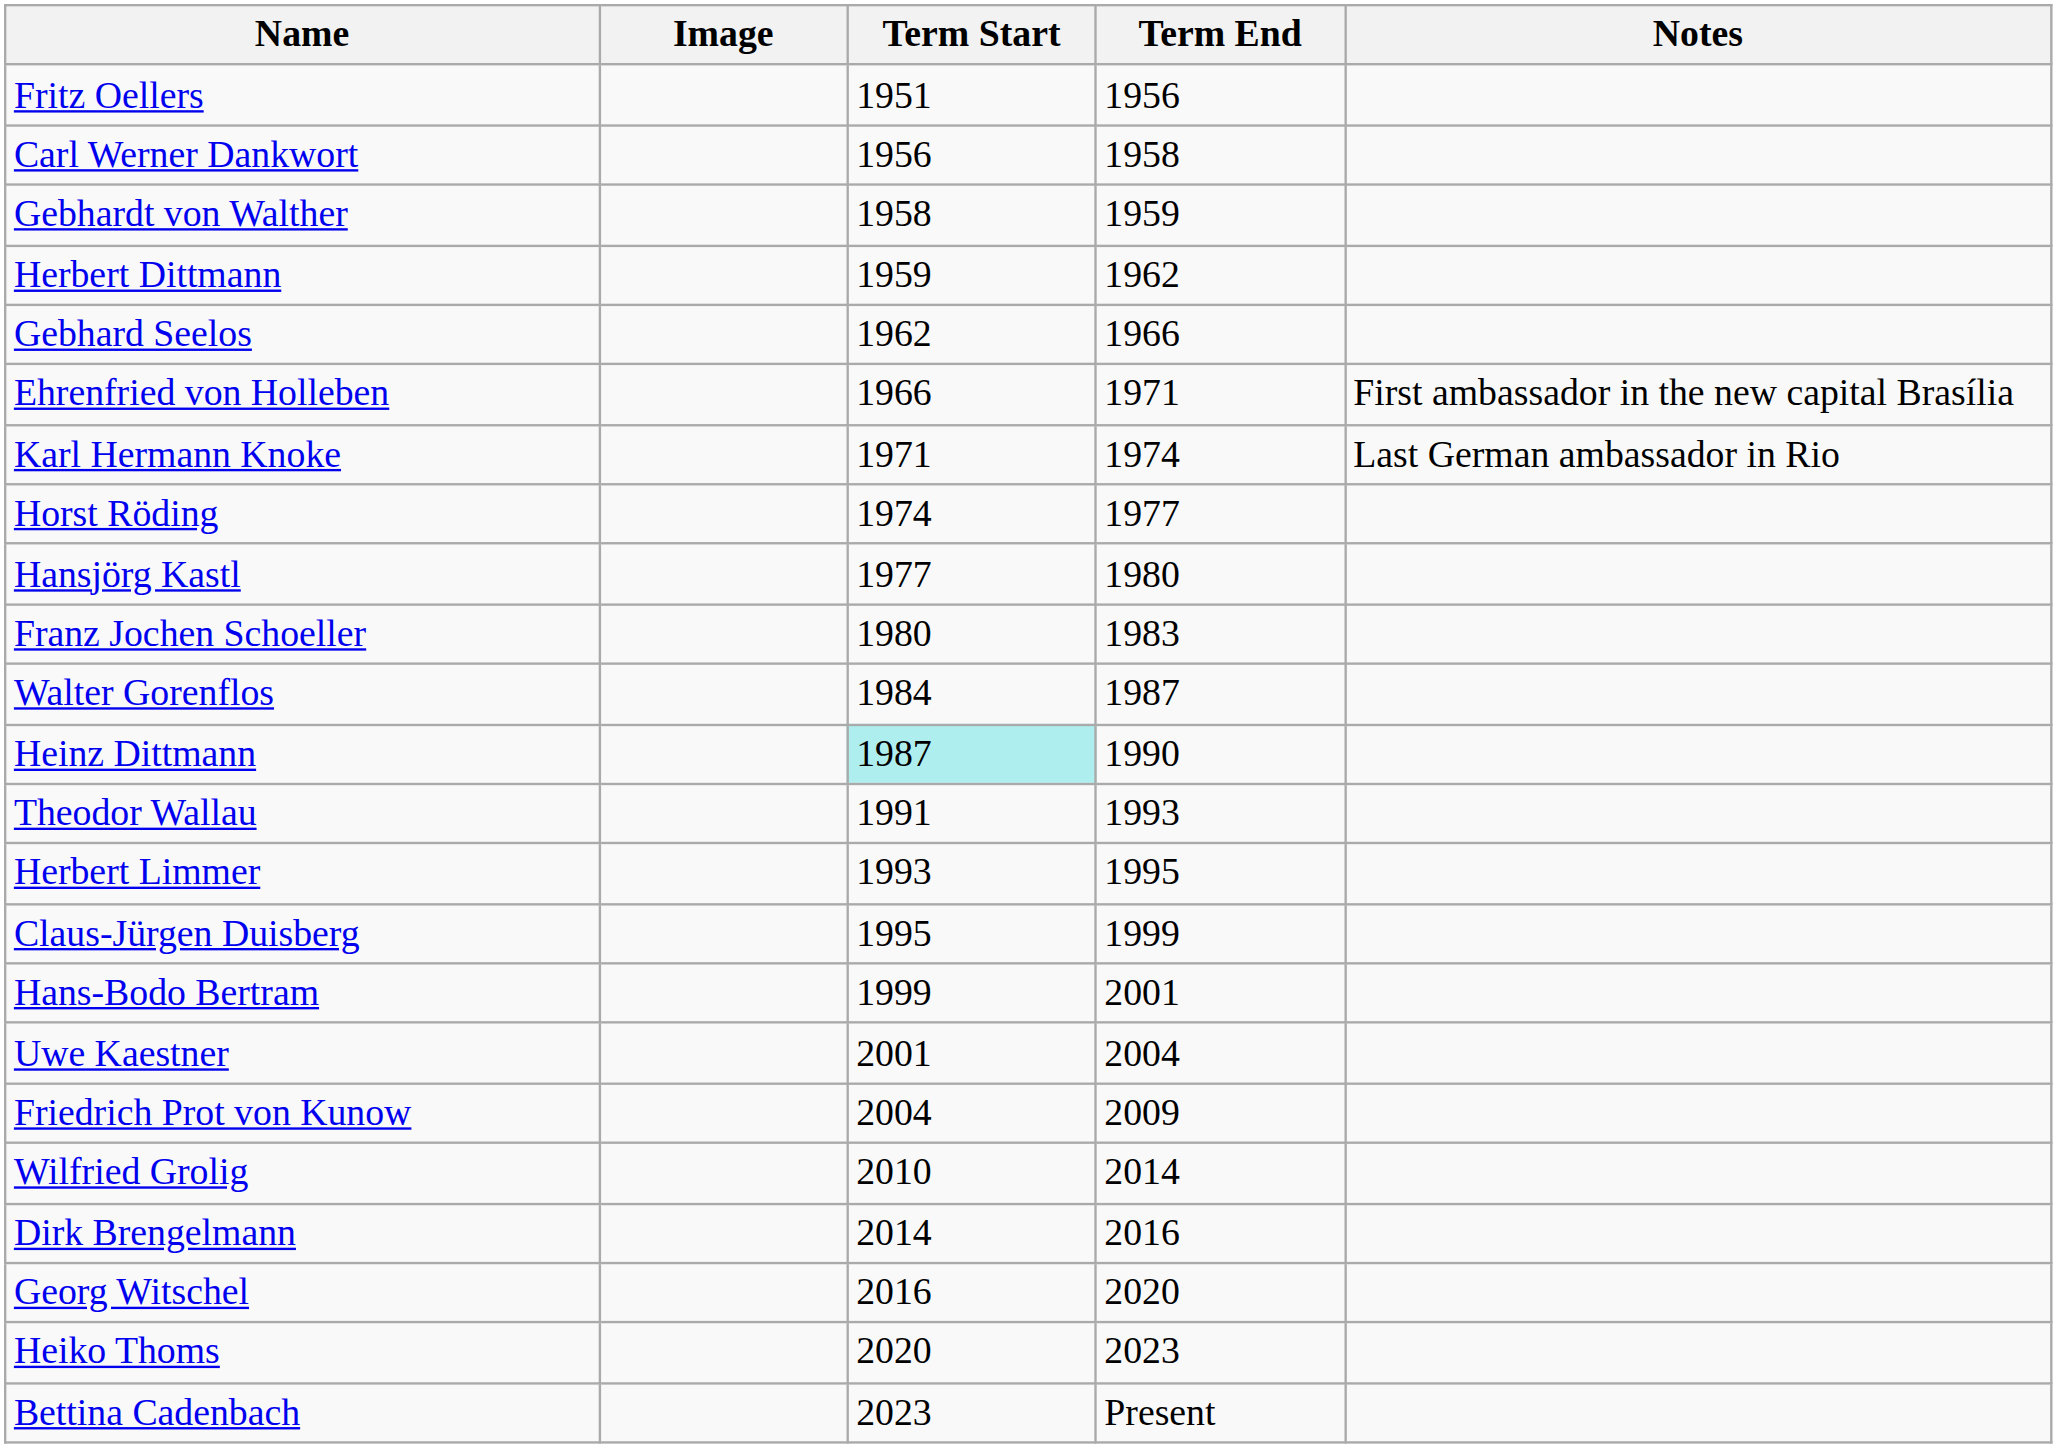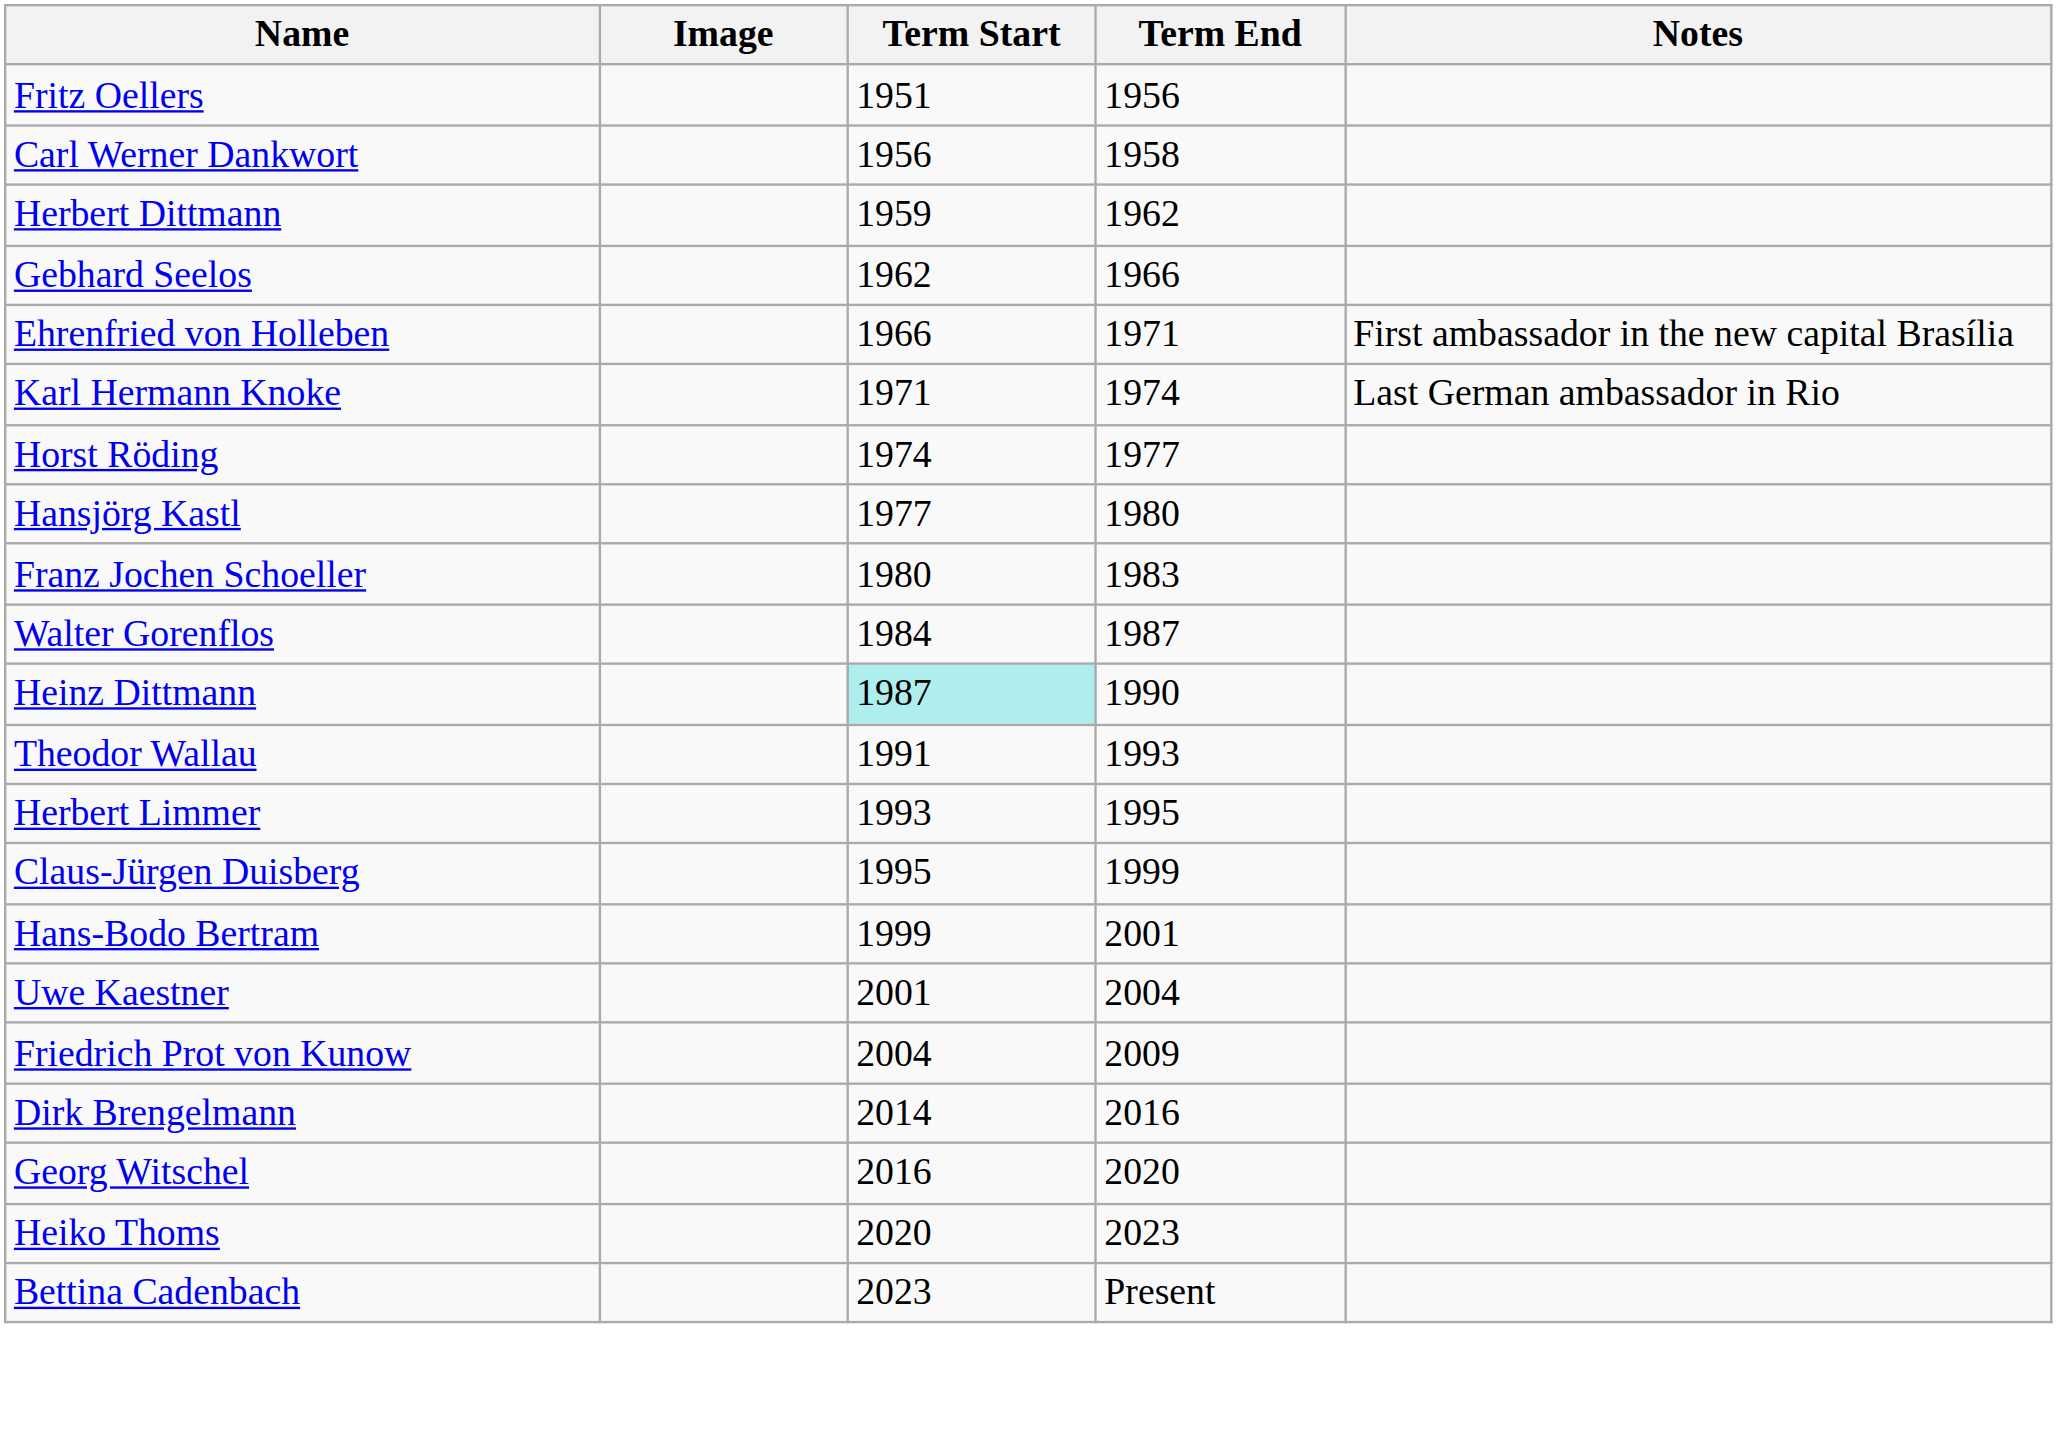- row: (181, 214)
- row: (131, 1172)
